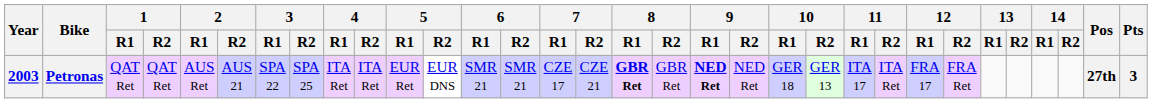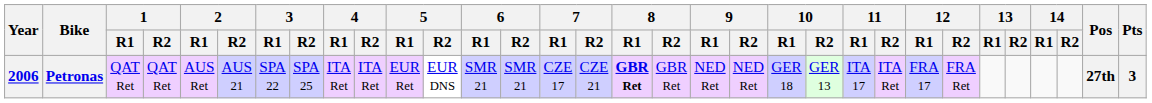(23, 76) 2003 -> (23, 76) 2006
(710, 76) bold -> (710, 76) normal
